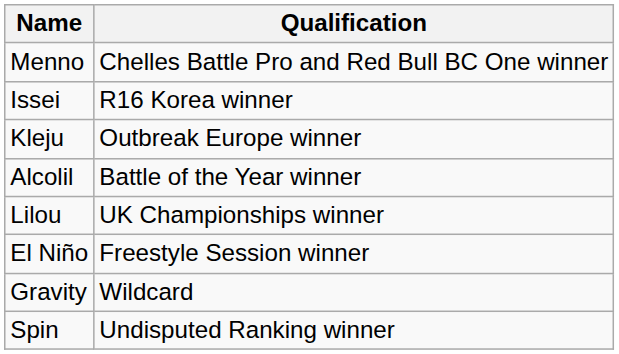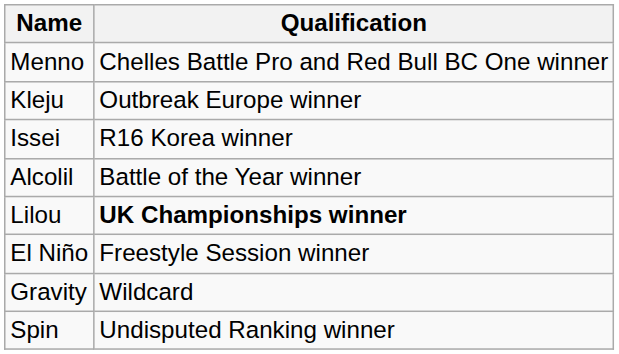rows swapped: (35, 100) <-> (37, 138)
(242, 215) normal -> (253, 215) bold
